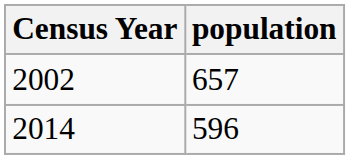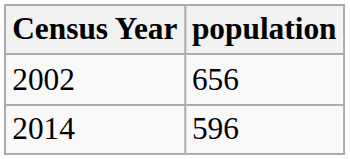(215, 79) 657 -> (215, 79) 656
